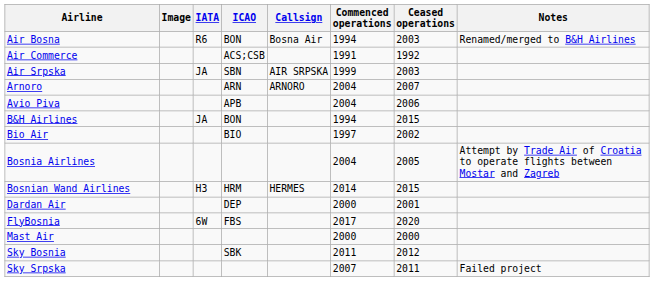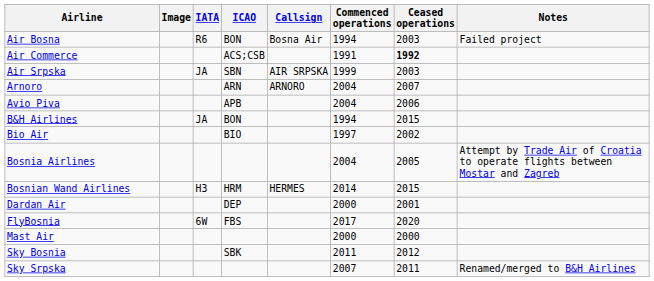(548, 39) Renamed/merged to B&H Airlines -> (501, 39) Failed project
(408, 55) normal -> (408, 55) bold
(501, 269) Failed project -> (548, 269) Renamed/merged to B&H Airlines
